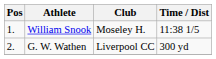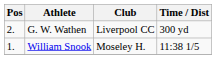rows swapped: (59, 29) <-> (57, 46)
